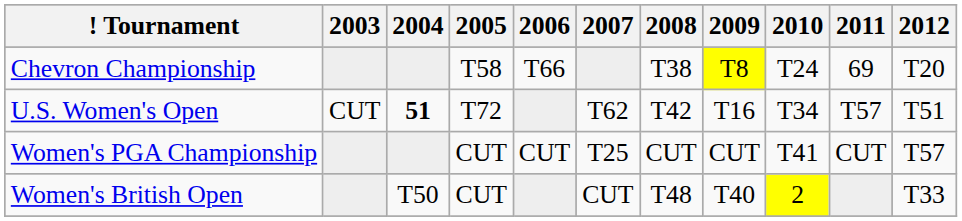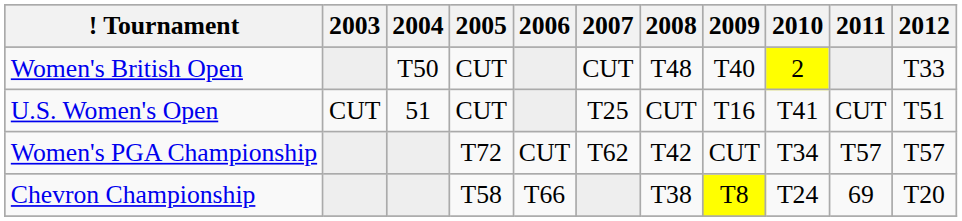rows swapped: (133, 68) <-> (127, 195)
(418, 110) bold -> (418, 110) normal
(481, 110) T72 -> (481, 110) CUT
(608, 110) T62 -> (608, 110) T25
(671, 110) T42 -> (671, 110) CUT
(798, 110) T34 -> (798, 110) T41
(861, 110) T57 -> (861, 110) CUT
(481, 152) CUT -> (481, 152) T72
(608, 152) T25 -> (608, 152) T62
(671, 152) CUT -> (671, 152) T42
(798, 152) T41 -> (798, 152) T34
(861, 152) CUT -> (861, 152) T57
